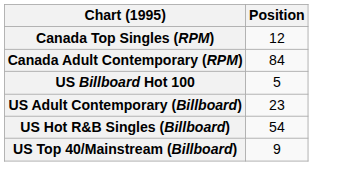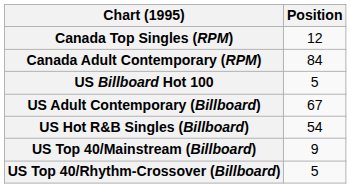(277, 104) 23 -> (315, 104) 67
+ row: (144, 171)
